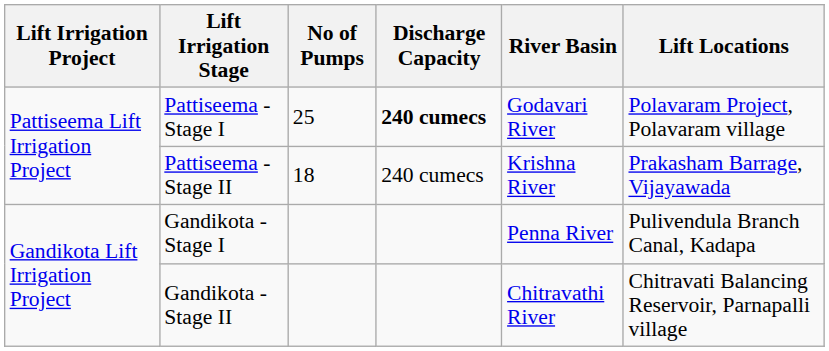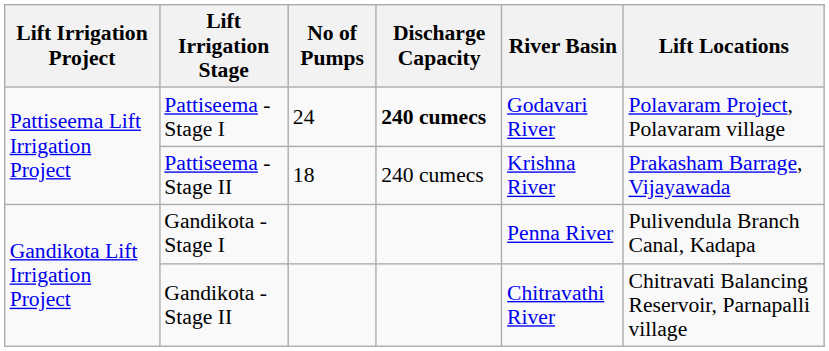(304, 116) 25 -> (304, 116) 24
